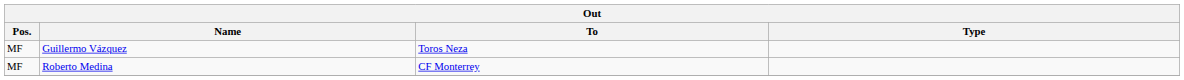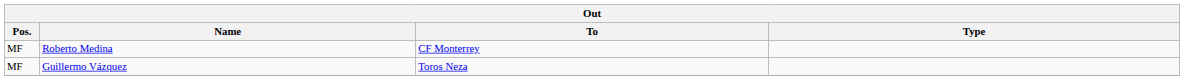rows swapped: (84, 49) <-> (77, 67)
